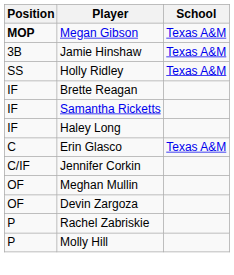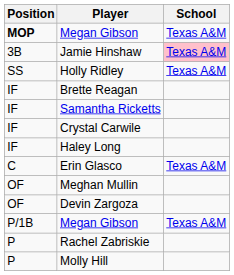(196, 52) no background -> (196, 52) pink background
+ row: (12, 128)
- row: (18, 166)
+ row: (20, 223)
